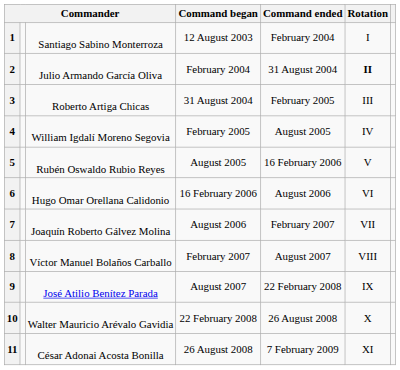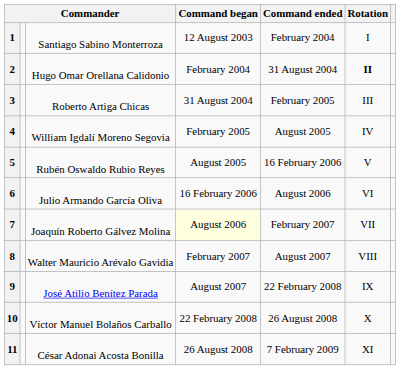(101, 76) Julio Armando García Oliva -> (101, 76) Hugo Omar Orellana Calidonio
(101, 200) Hugo Omar Orellana Calidonio -> (101, 200) Julio Armando García Oliva
(218, 225) no background -> (218, 225) lightyellow background
(101, 262) Víctor Manuel Bolaños Carballo -> (101, 262) Walter Mauricio Arévalo Gavidia
(101, 324) Walter Mauricio Arévalo Gavidia -> (101, 324) Víctor Manuel Bolaños Carballo
